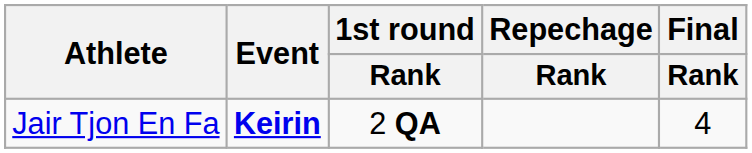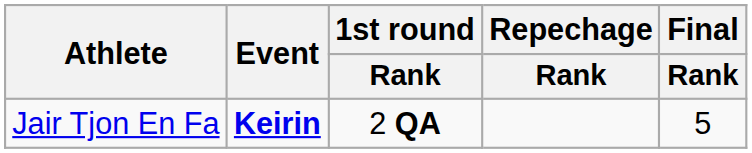(703, 124) 4 -> (703, 124) 5
